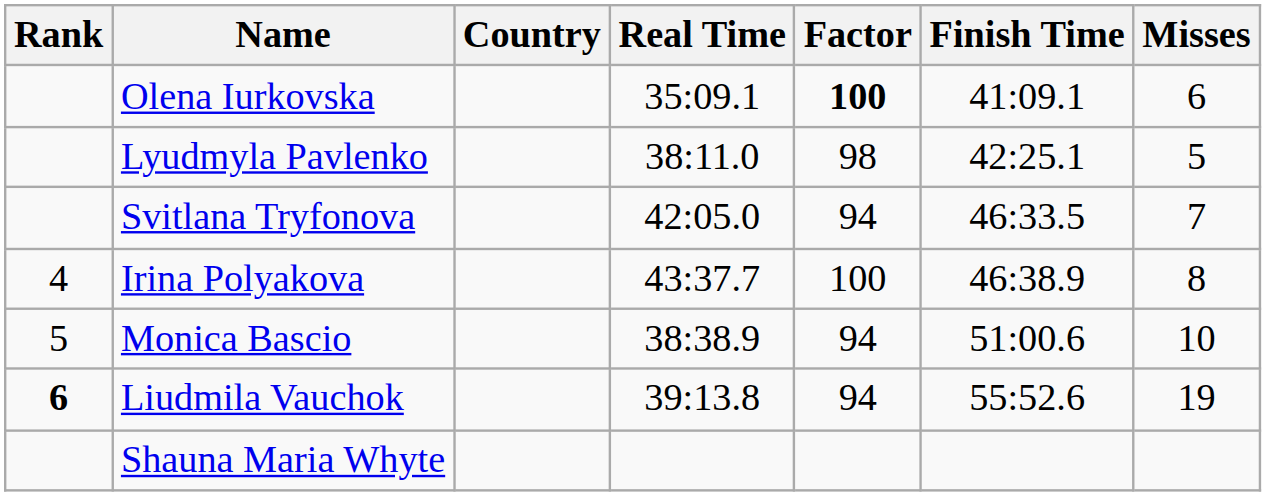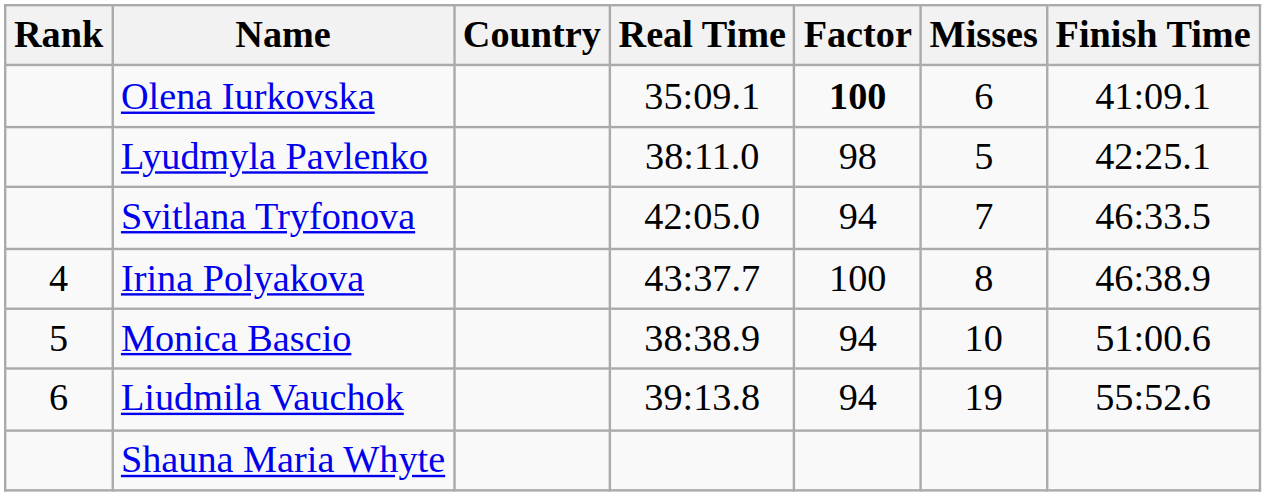columns swapped: (1197, 34) <-> (1027, 34)
(59, 398) bold -> (59, 398) normal
